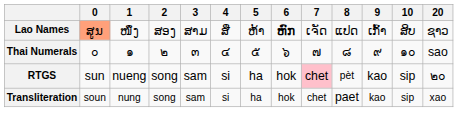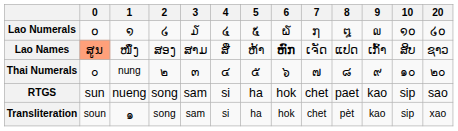+ row: (42, 30)
(129, 52) ๑ -> (129, 71) nung
(438, 52) sao -> (438, 72) ๒๐
(317, 76) pink background -> (317, 92) no background
(347, 76) pèt -> (347, 92) paet
(438, 76) ๒๐ -> (438, 92) sao
(129, 97) nung -> (129, 114) ๑
(347, 97) paet -> (347, 114) pèt
